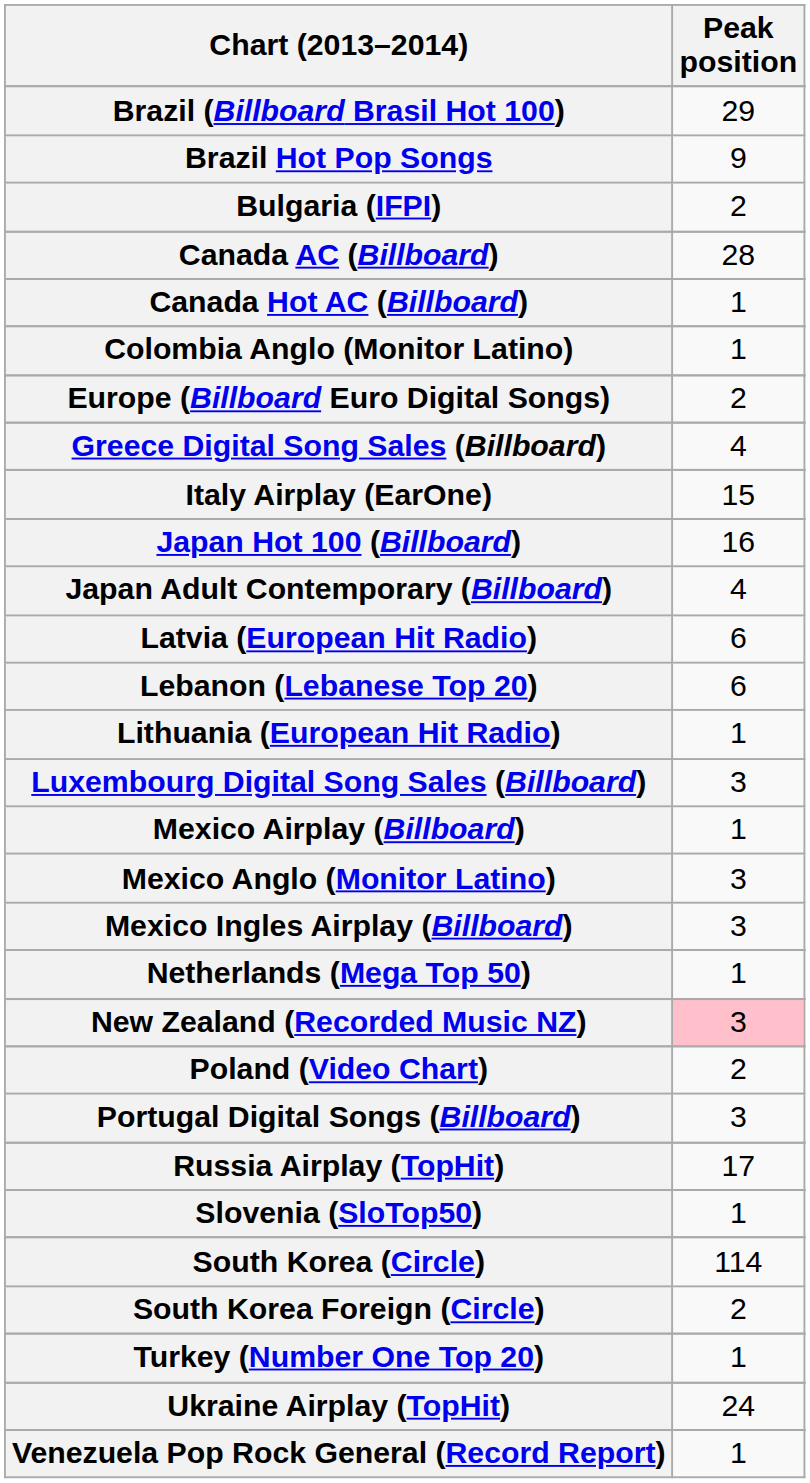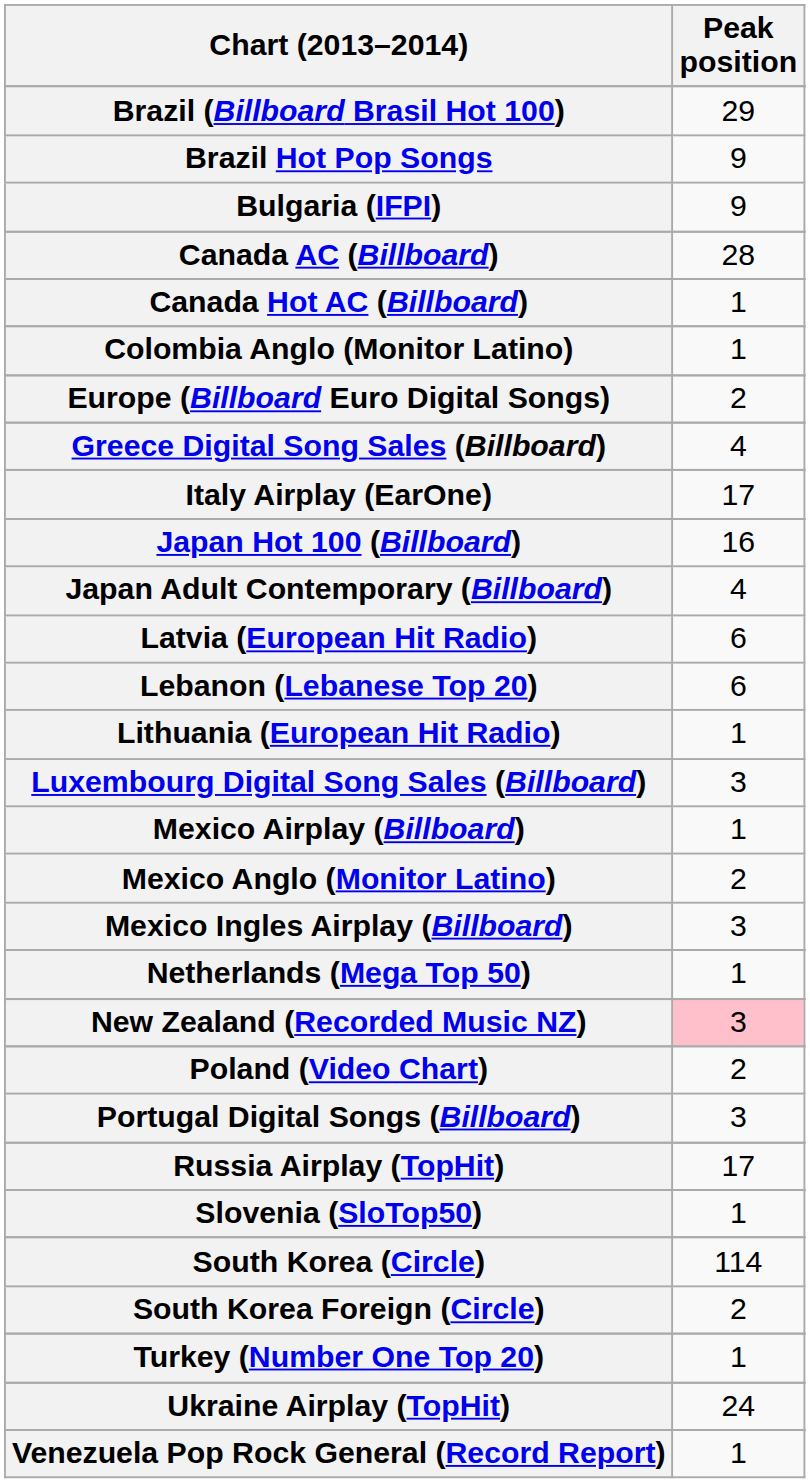(738, 206) 2 -> (738, 206) 9
(738, 494) 15 -> (738, 494) 17
(738, 877) 3 -> (738, 877) 2
